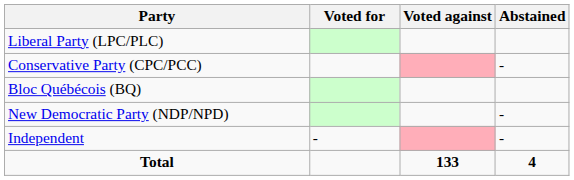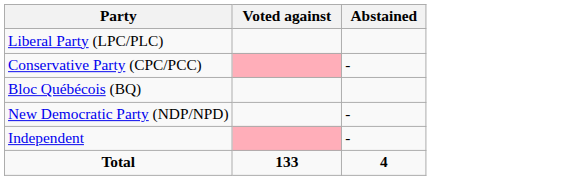- column: (354, 16)
